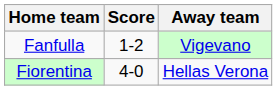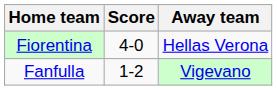rows swapped: (54, 44) <-> (54, 71)
